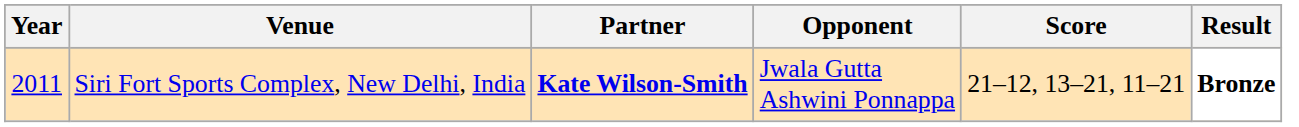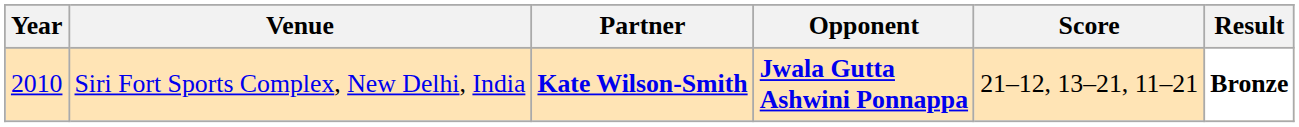(37, 83) 2011 -> (37, 83) 2010
(857, 83) normal -> (864, 83) bold
